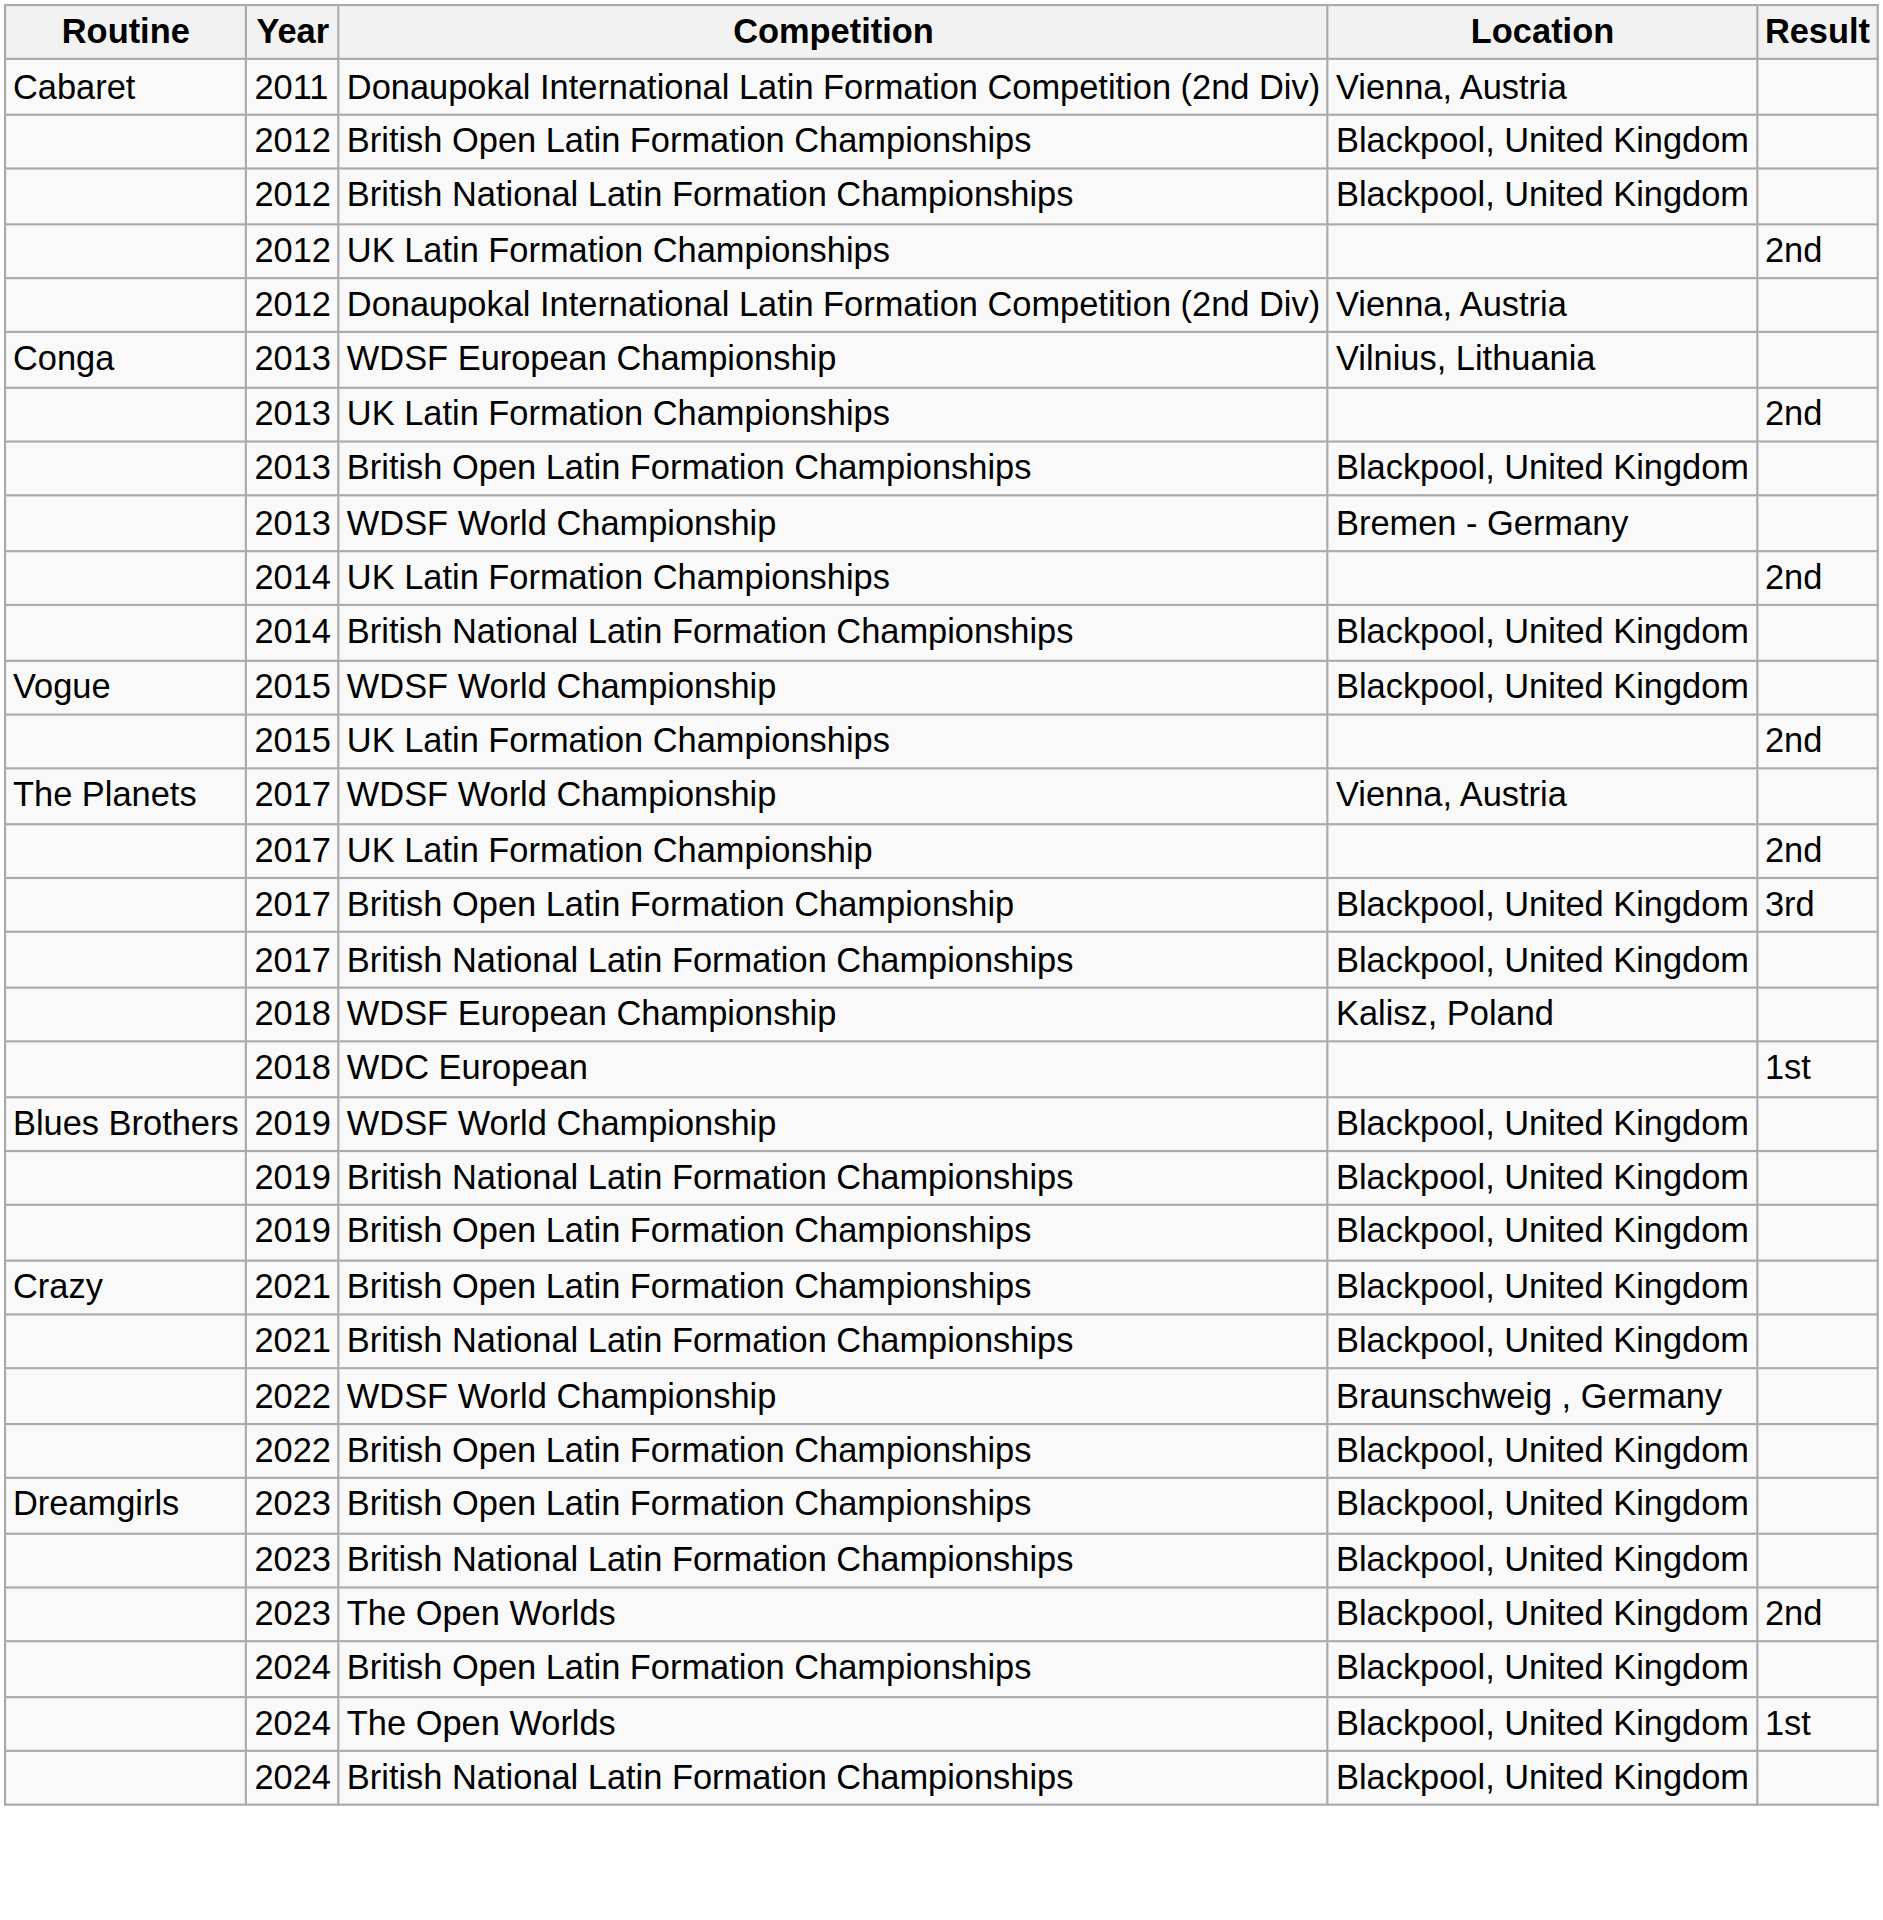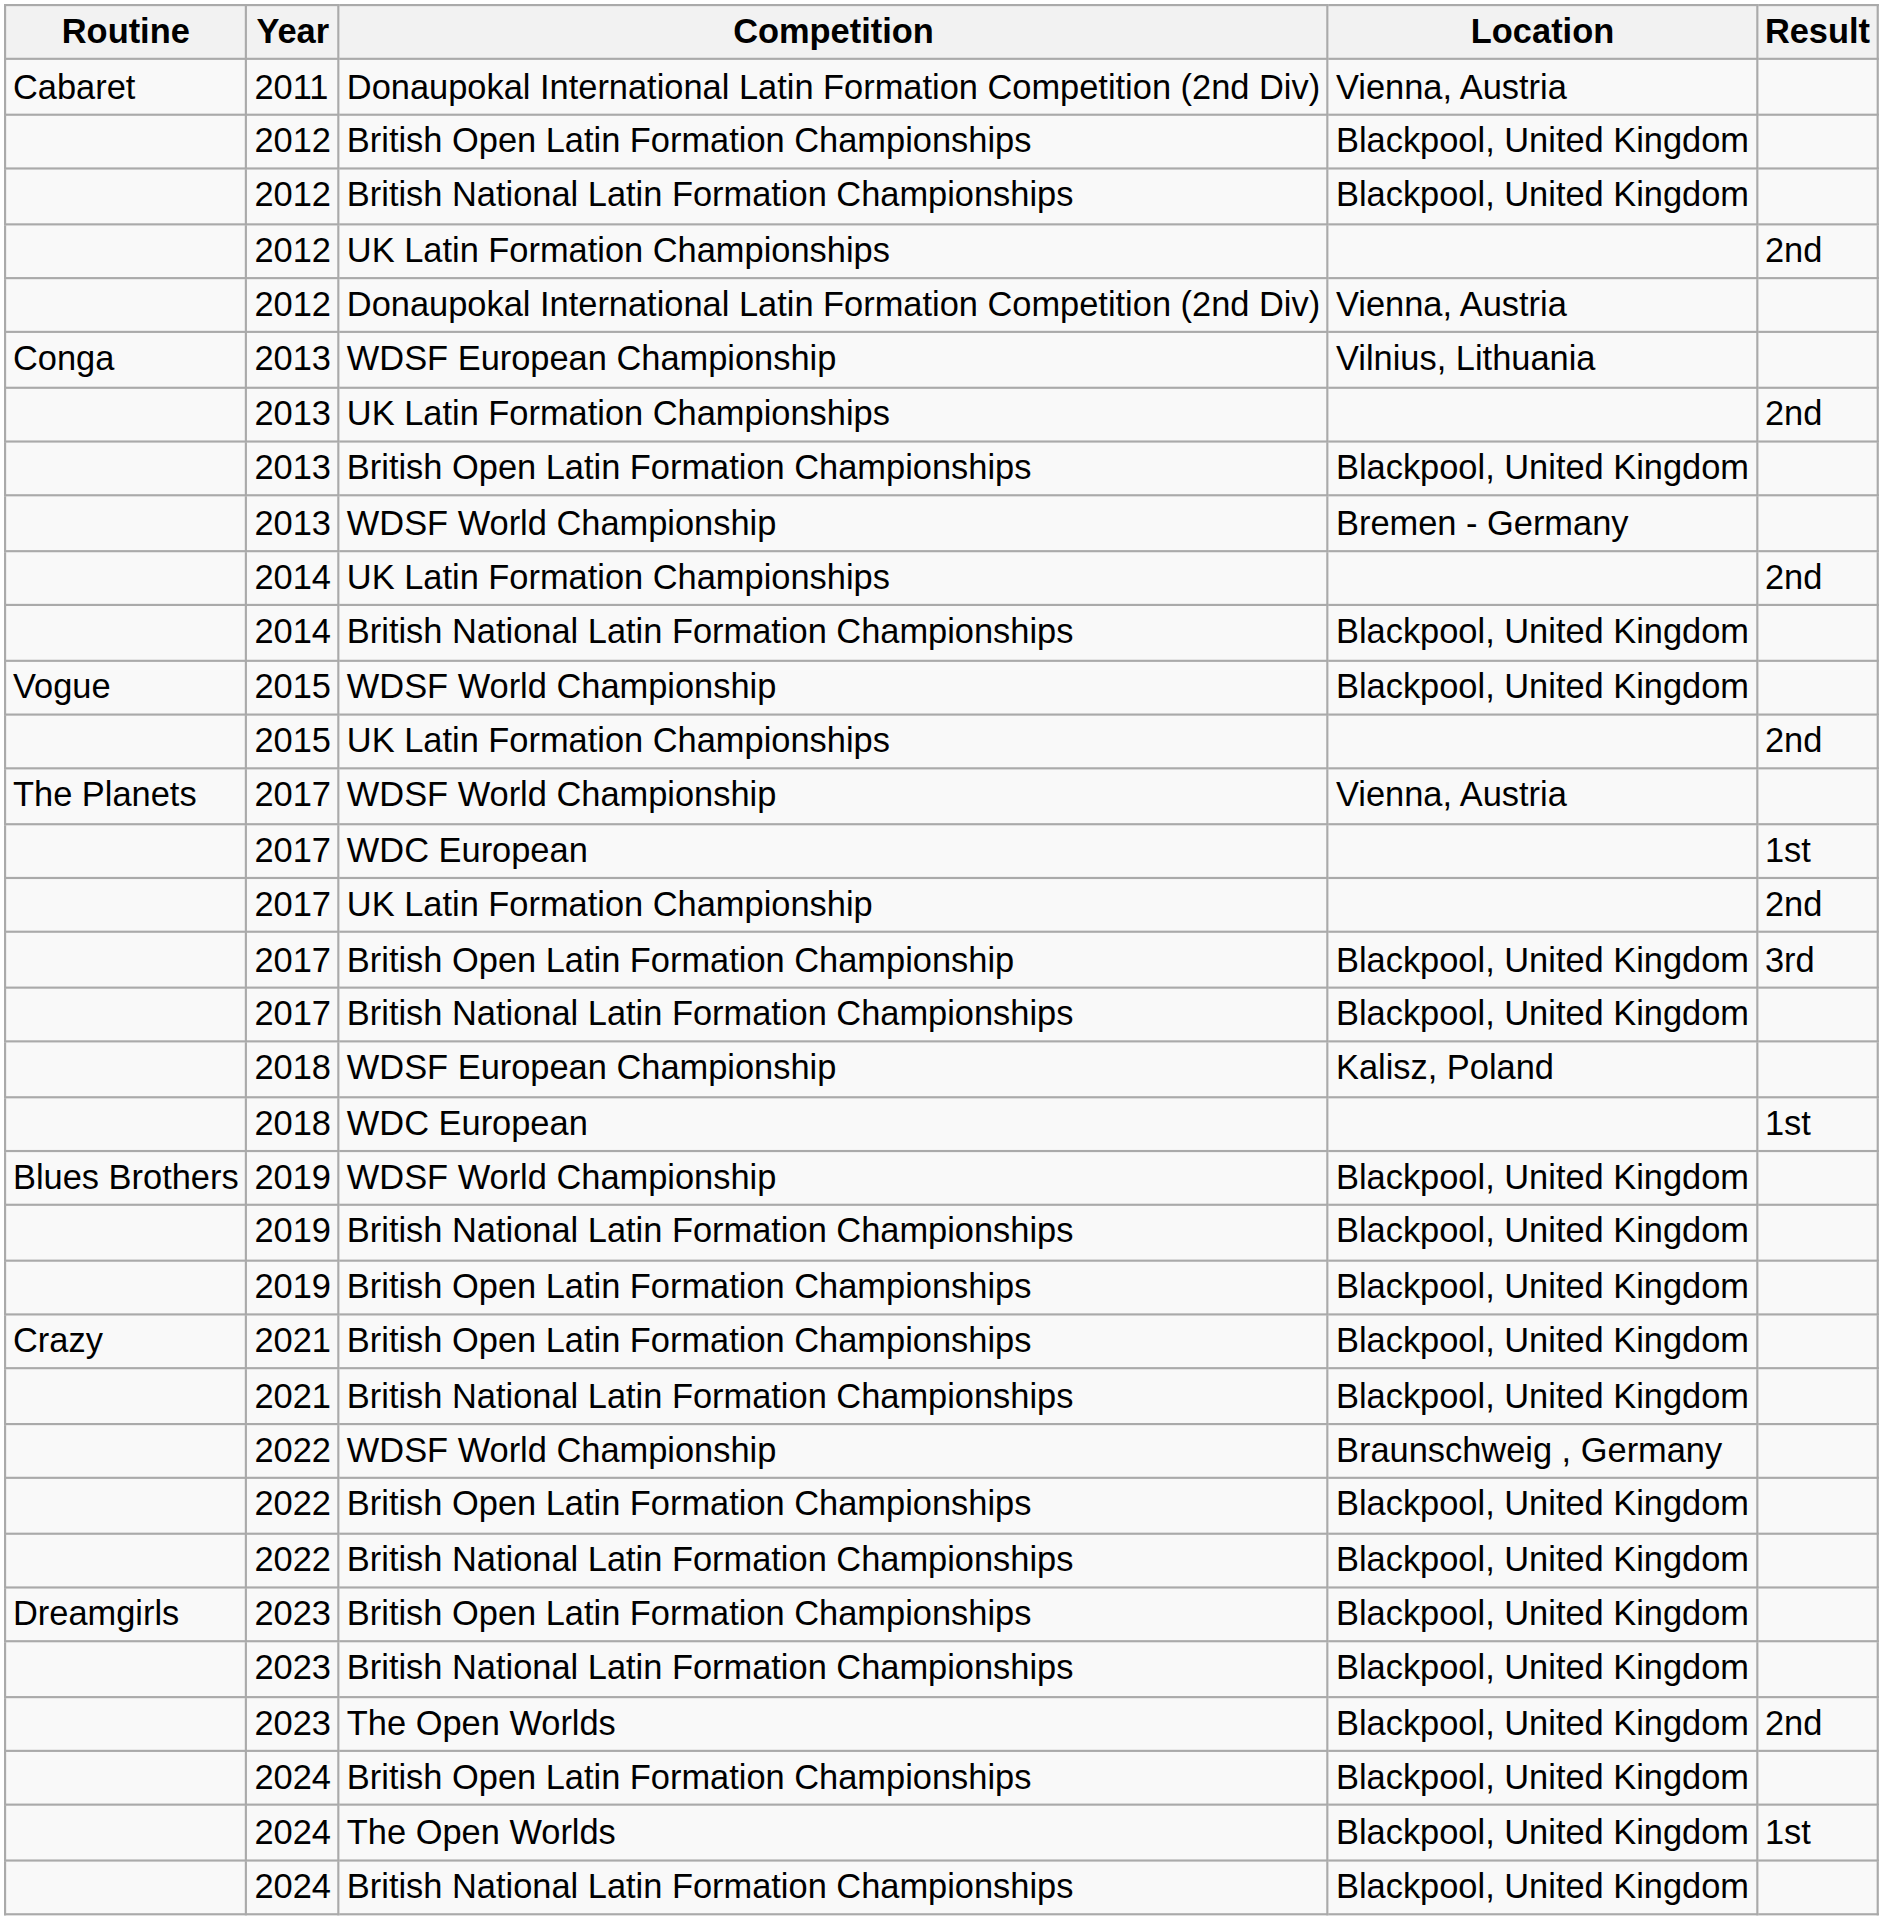+ row: (293, 850)
+ row: (293, 1559)
